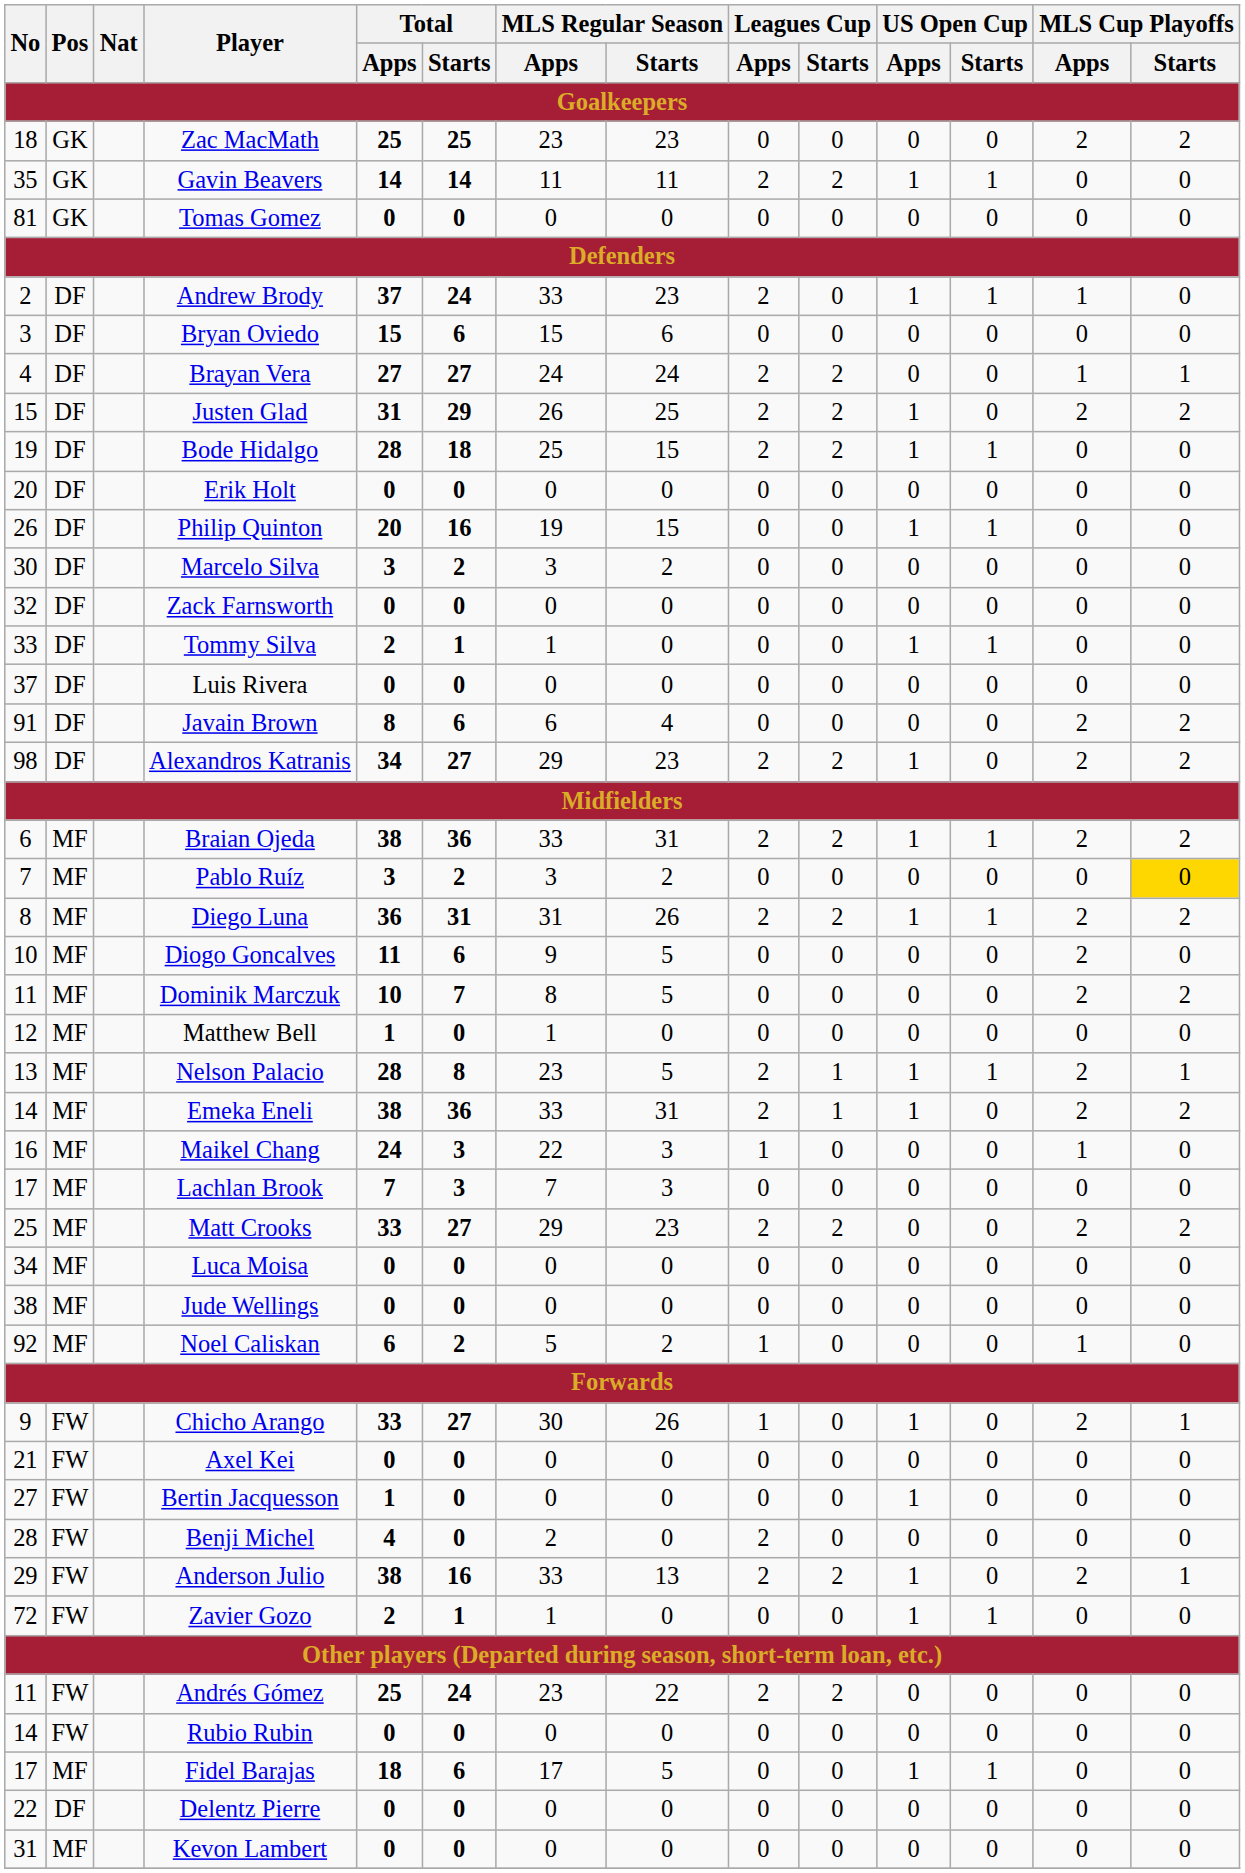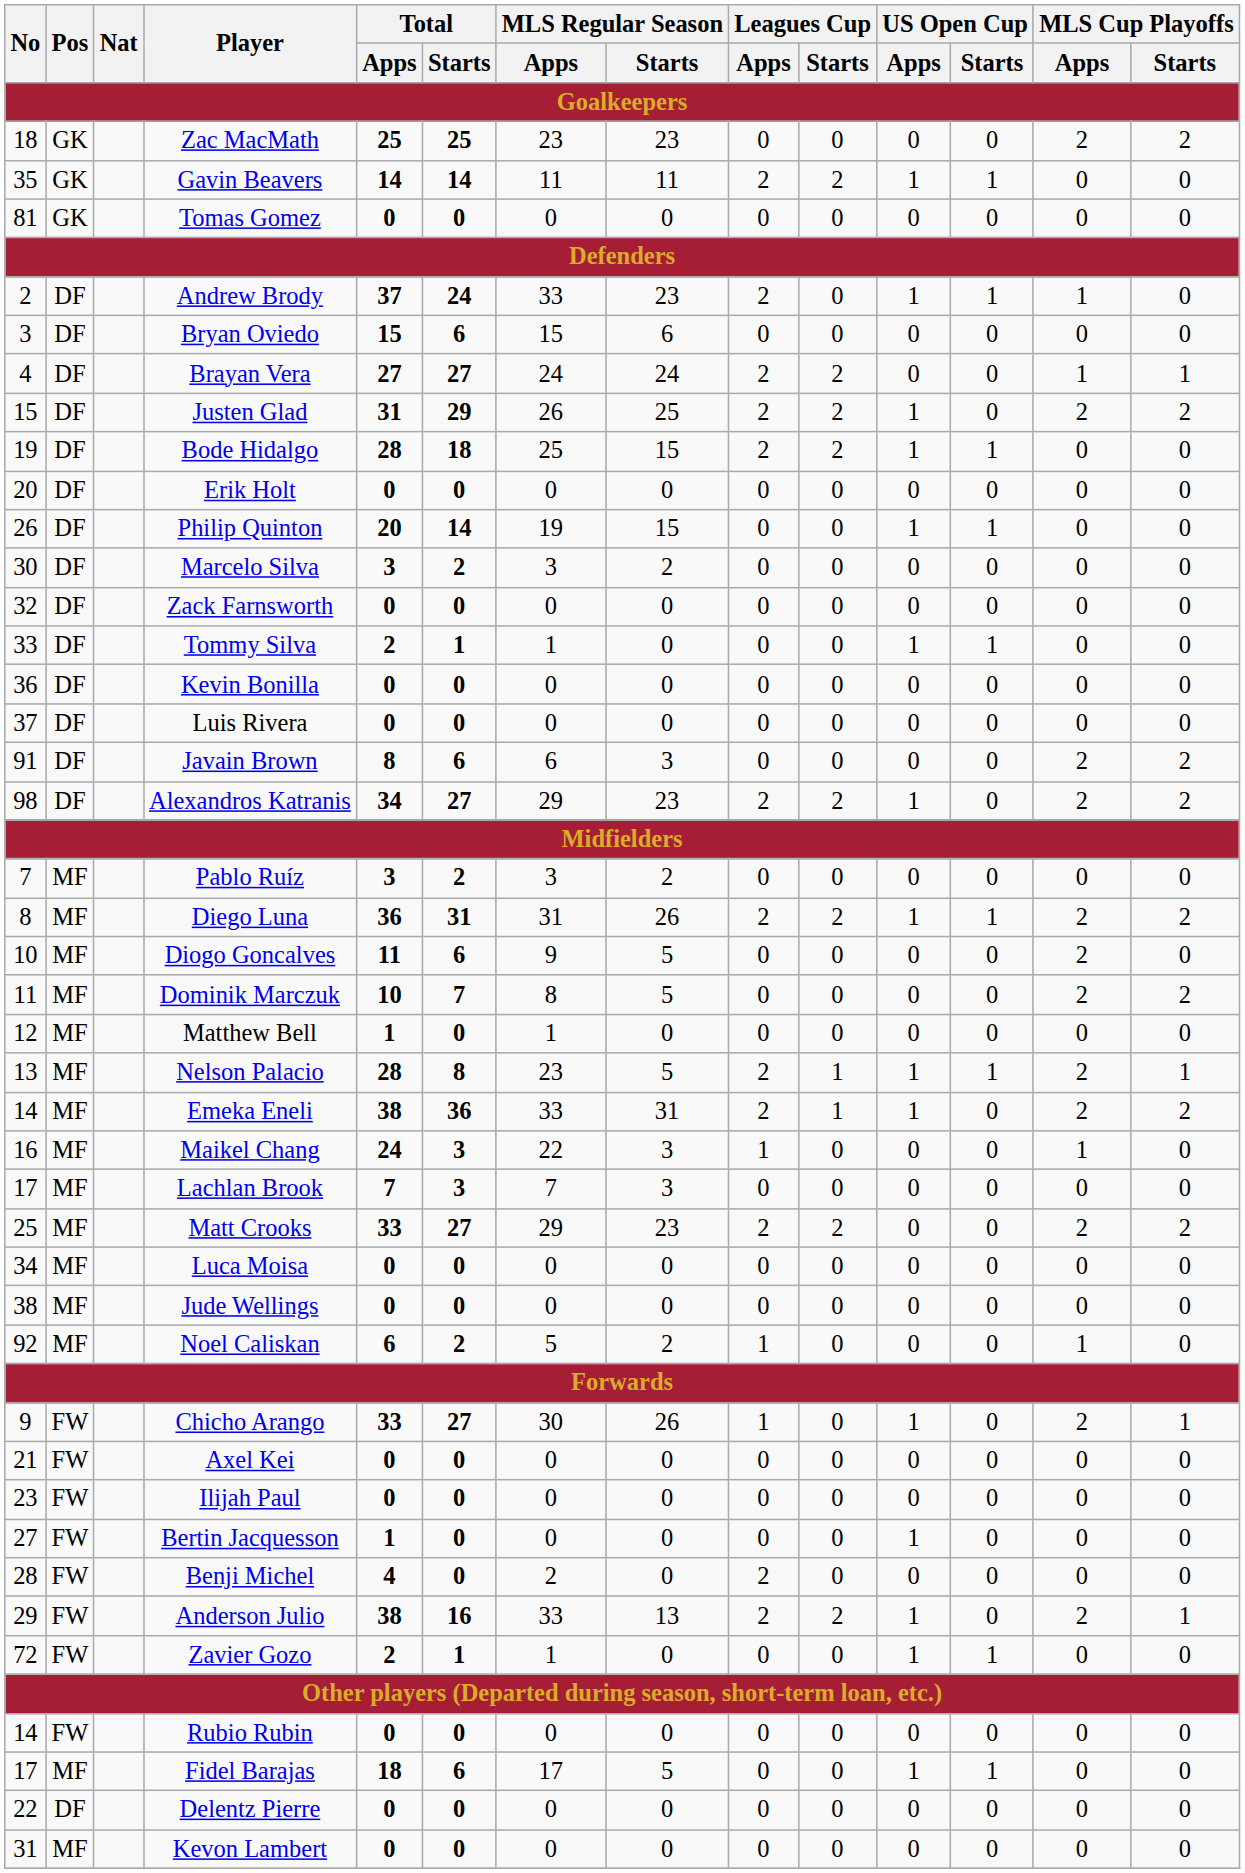(459, 528) 16 -> (459, 528) 14
+ row: (250, 683)
(667, 722) 4 -> (667, 761) 3
- row: (250, 839)
(1185, 878) gold background -> (1185, 878) no background
+ row: (250, 1499)
- row: (250, 1693)
